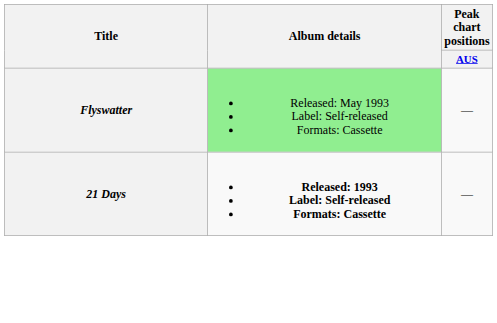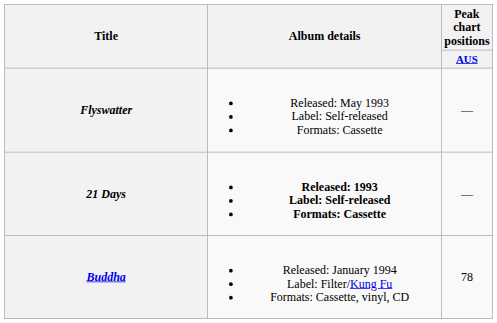(325, 117) lightgreen background -> (325, 117) no background
+ row: (106, 277)
